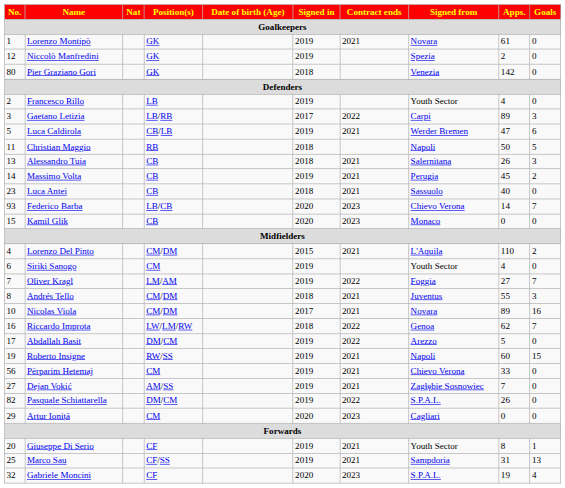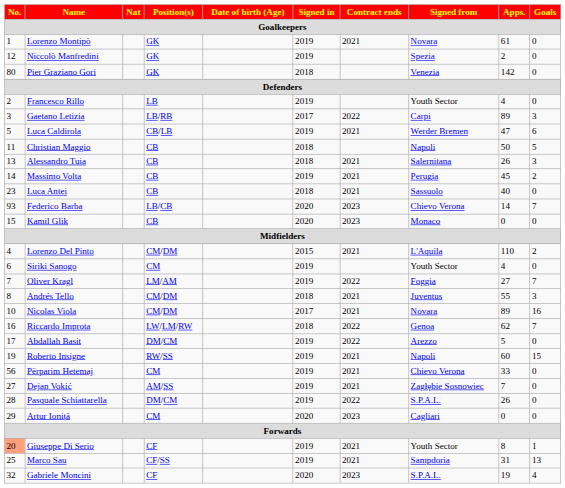(152, 147) RB -> (152, 147) CB
(11, 401) 82 -> (11, 401) 28
(11, 446) no background -> (11, 446) lightsalmon background
